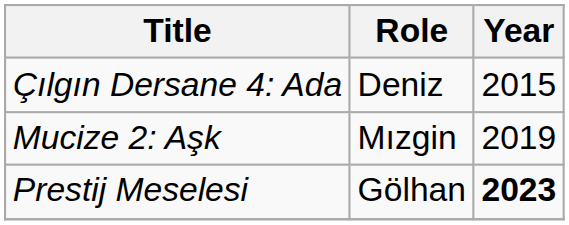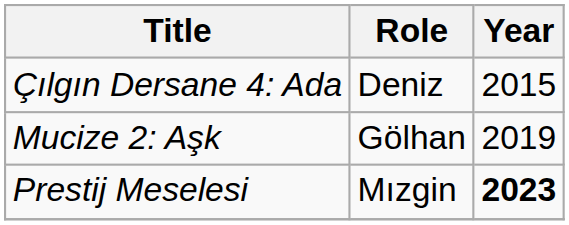(407, 137) Mızgin -> (412, 137) Gölhan
(412, 191) Gölhan -> (407, 191) Mızgin
